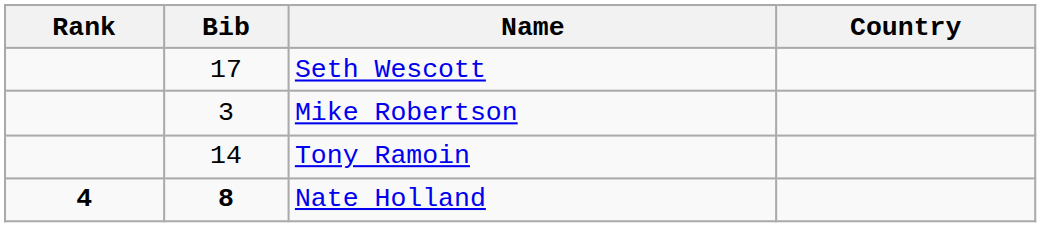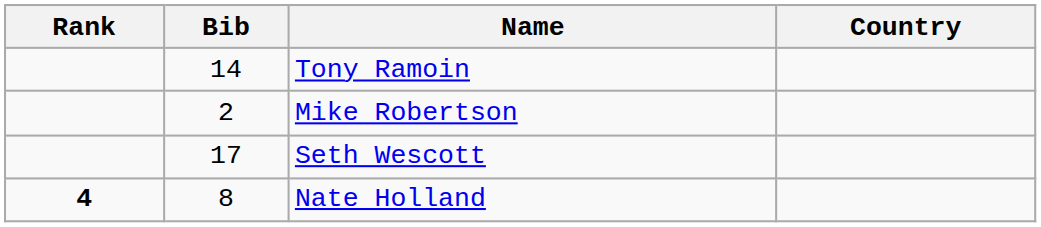rows swapped: (390, 70) <-> (382, 156)
(226, 113) 3 -> (226, 113) 2
(226, 200) bold -> (226, 200) normal
